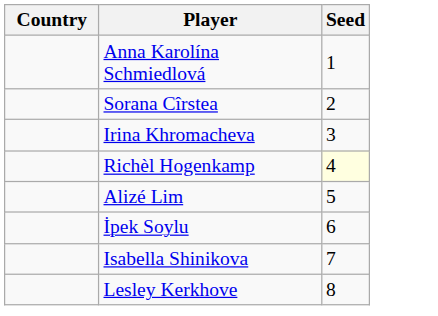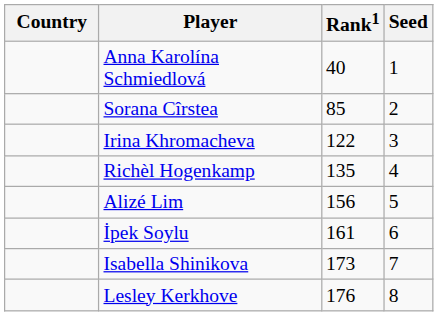+ column: (353, 22)
(331, 165) lightyellow background -> (394, 171) no background
